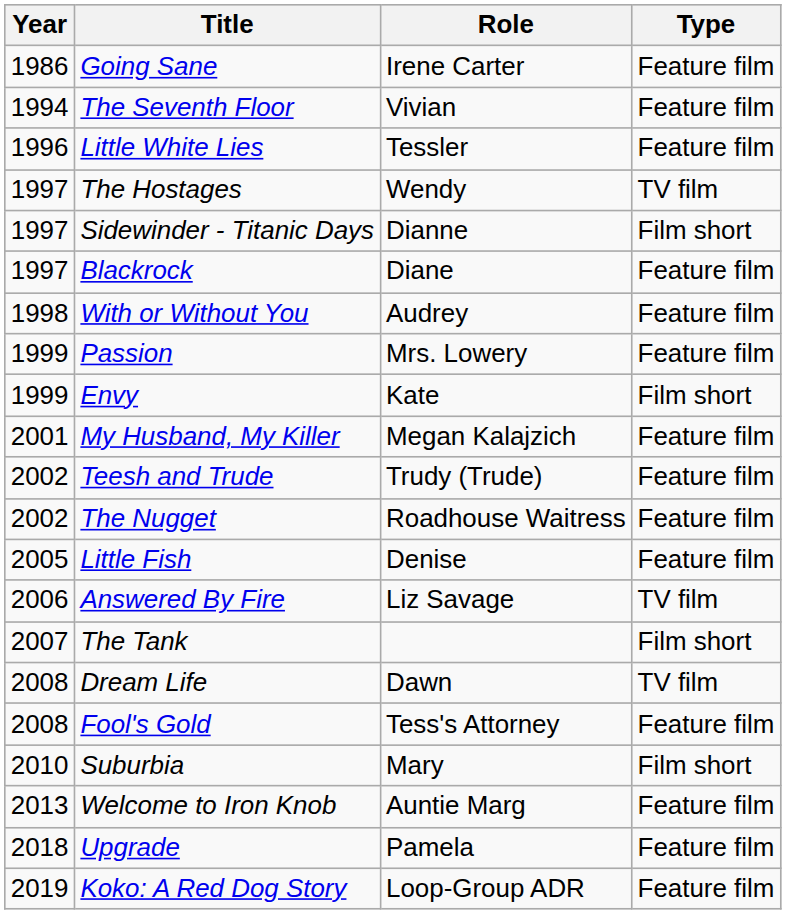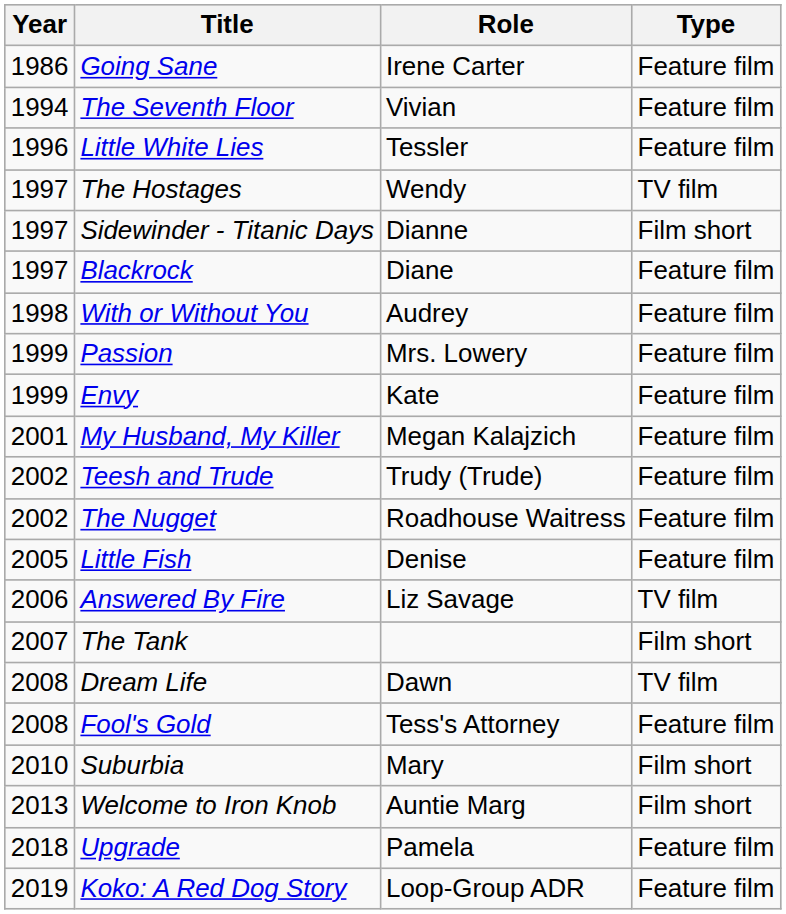(694, 395) Film short -> (706, 395) Feature film
(706, 806) Feature film -> (694, 806) Film short
